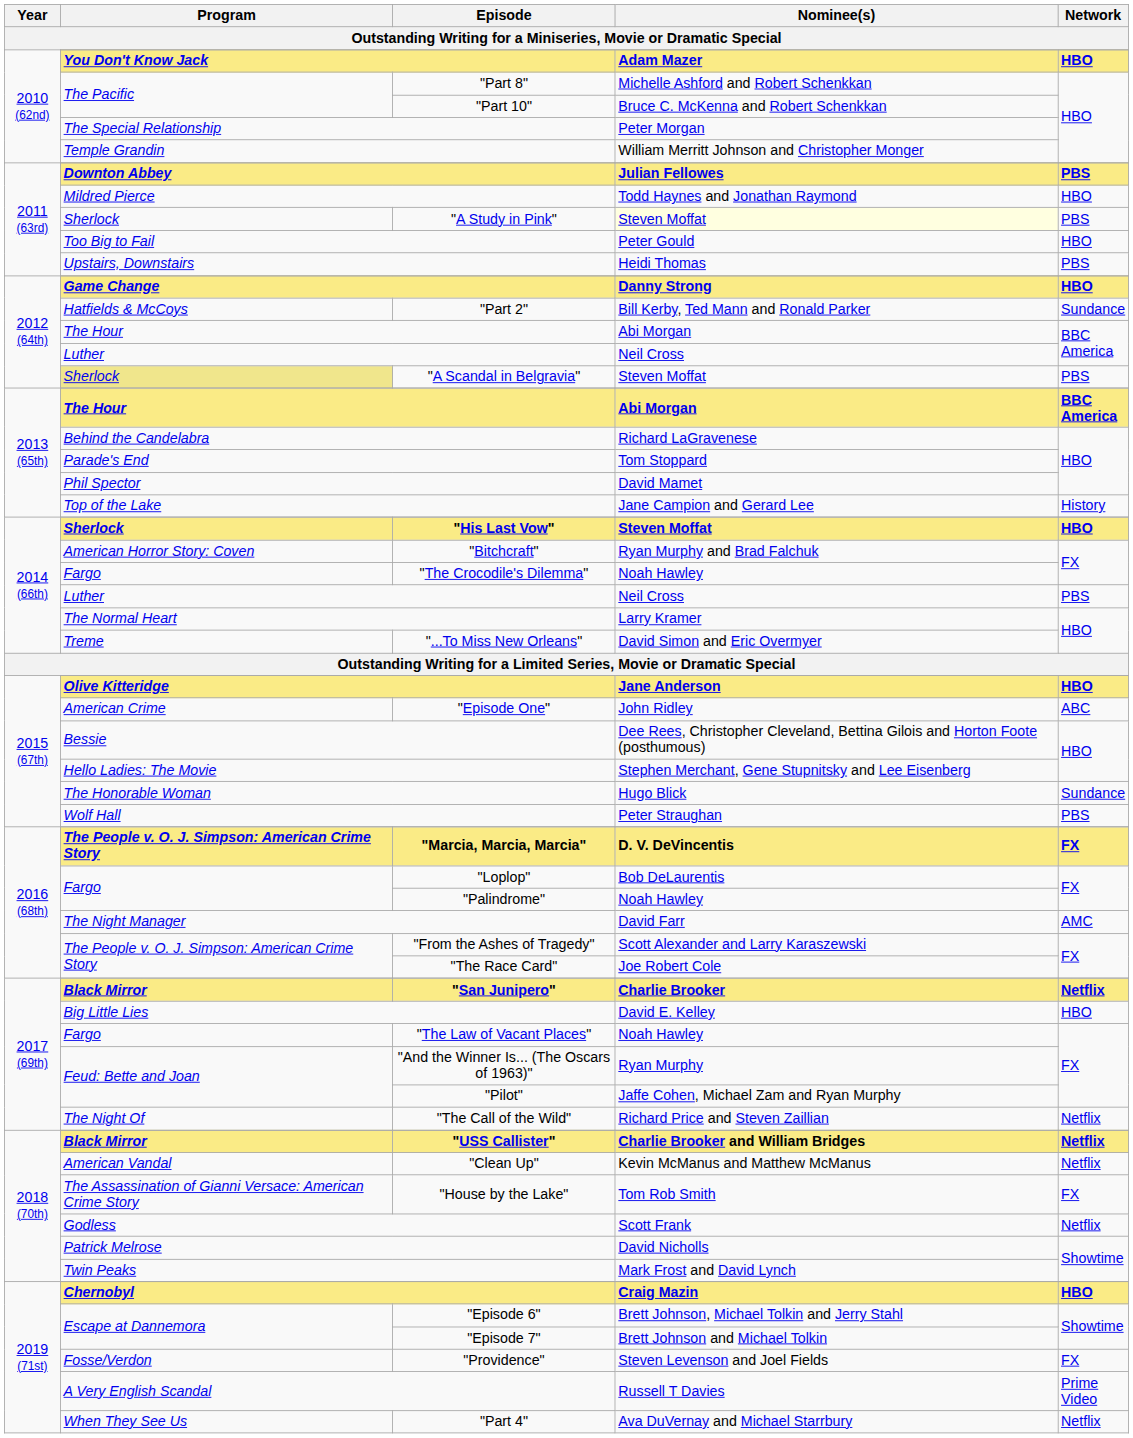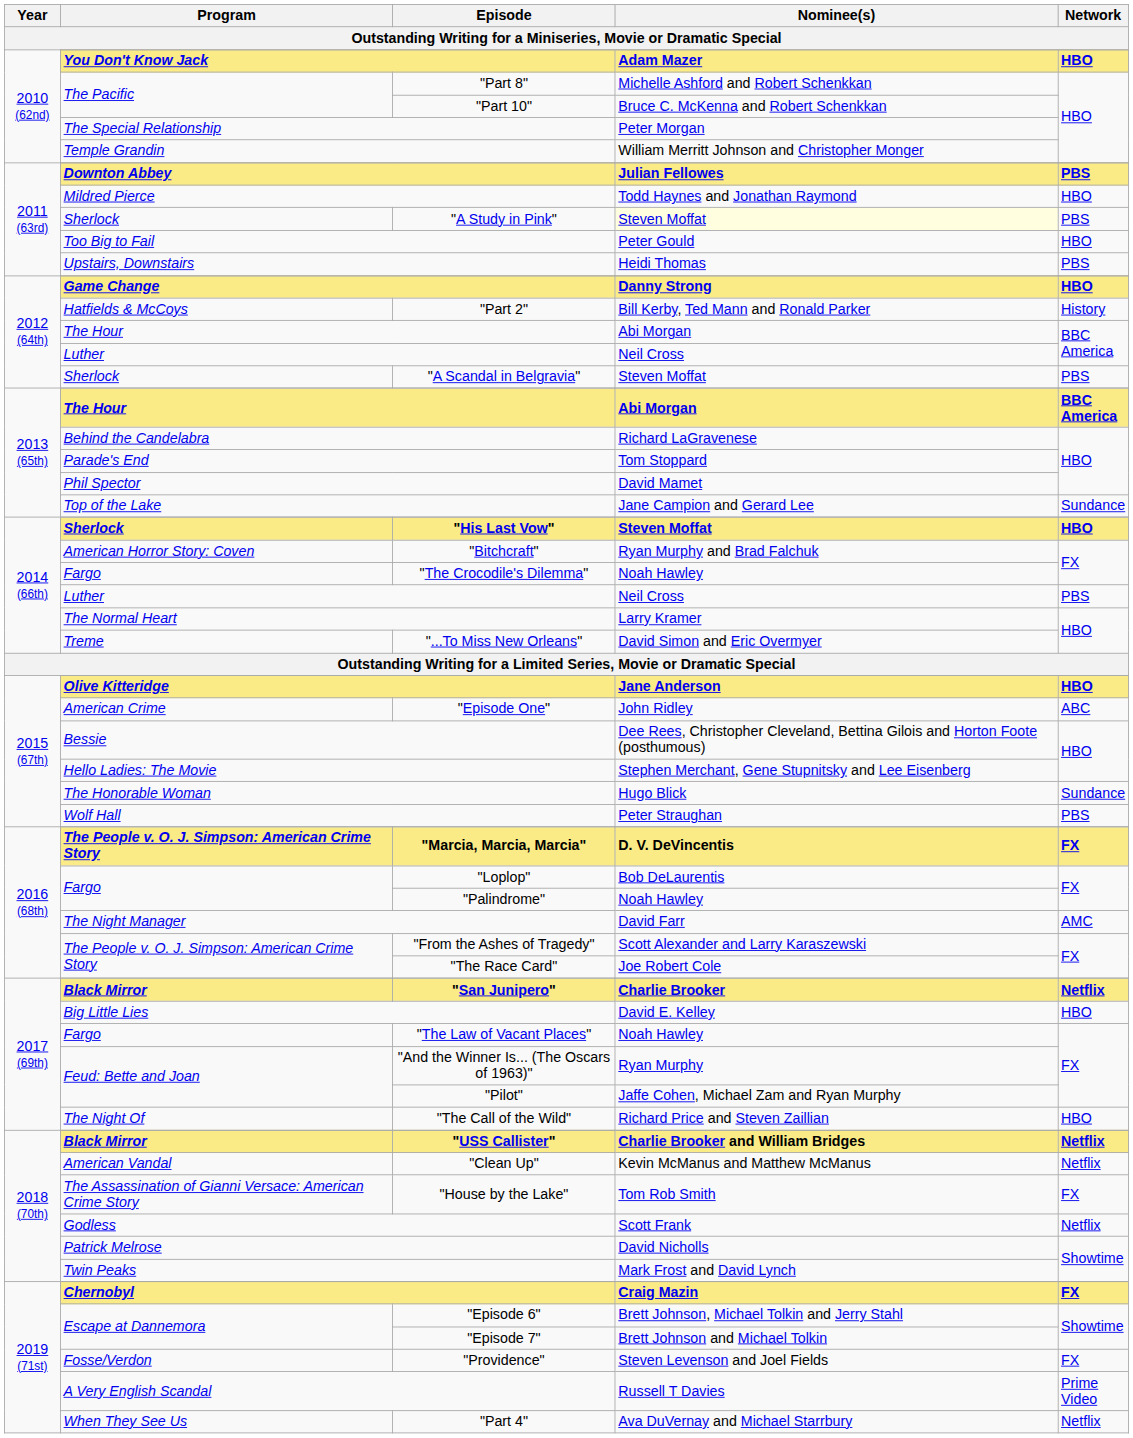(1093, 309) Sundance -> (1083, 309) History
(91, 377) khaki background -> (91, 377) no background
(1083, 506) History -> (1093, 506) Sundance
(1081, 1118) Netflix -> (1076, 1118) HBO
(1077, 1292) HBO -> (1070, 1292) FX
